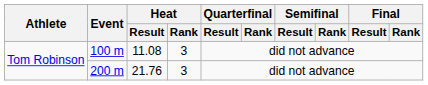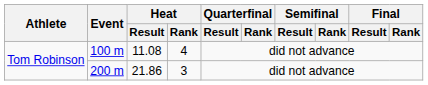(184, 52) 3 -> (184, 52) 4
(147, 71) 21.76 -> (147, 71) 21.86
